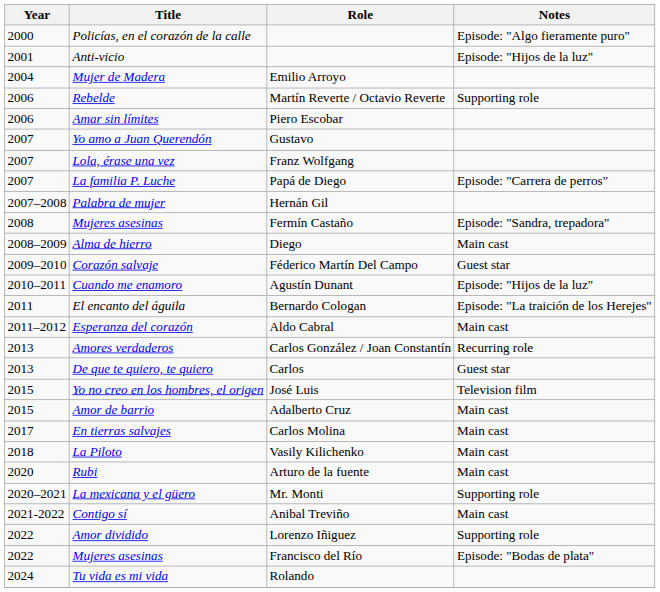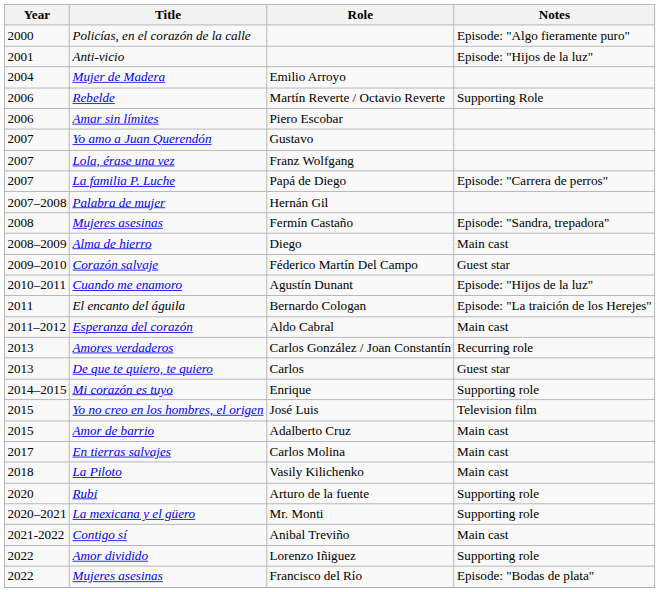(498, 98) Supporting role -> (500, 98) Supporting Role
+ row: (123, 389)
(483, 472) Main cast -> (498, 493) Supporting role
- row: (120, 576)
